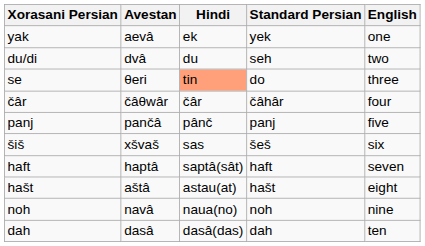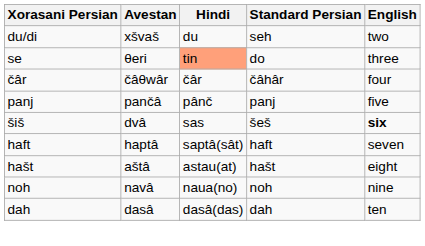- row: (18, 36)
(135, 58) dvâ -> (142, 36) xšvaš
(142, 144) xšvaš -> (135, 123) dvâ
(376, 144) normal -> (377, 123) bold
